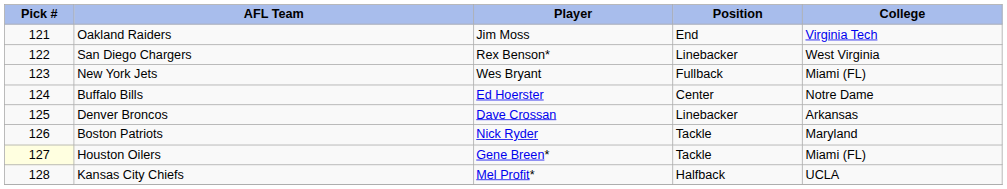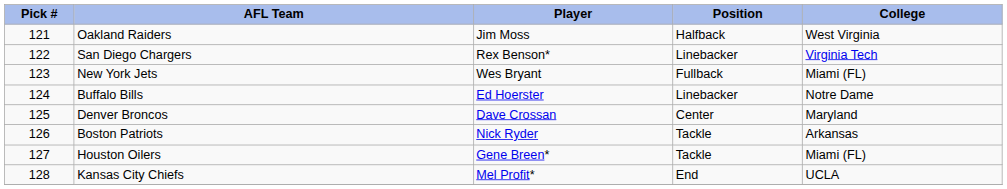(687, 34) End -> (700, 34) Halfback
(841, 34) Virginia Tech -> (843, 34) West Virginia
(843, 54) West Virginia -> (841, 54) Virginia Tech
(695, 94) Center -> (707, 94) Linebacker
(707, 114) Linebacker -> (695, 114) Center
(832, 114) Arkansas -> (832, 114) Maryland
(832, 134) Maryland -> (832, 134) Arkansas
(39, 154) lightyellow background -> (39, 154) no background
(700, 174) Halfback -> (687, 174) End
